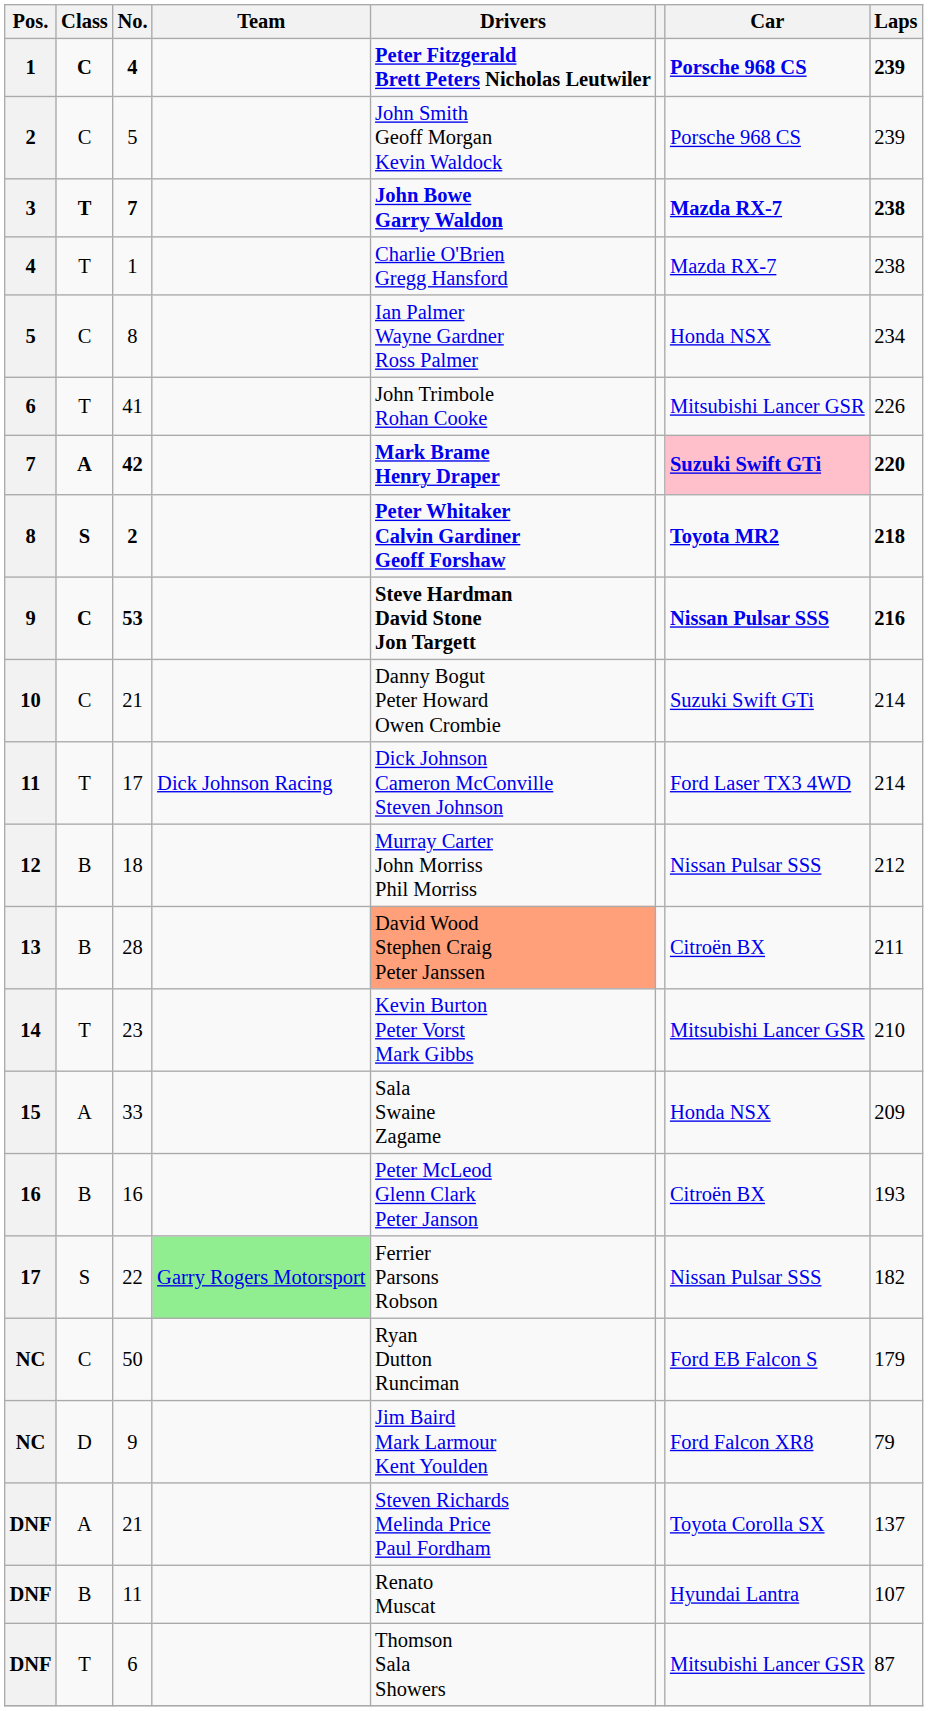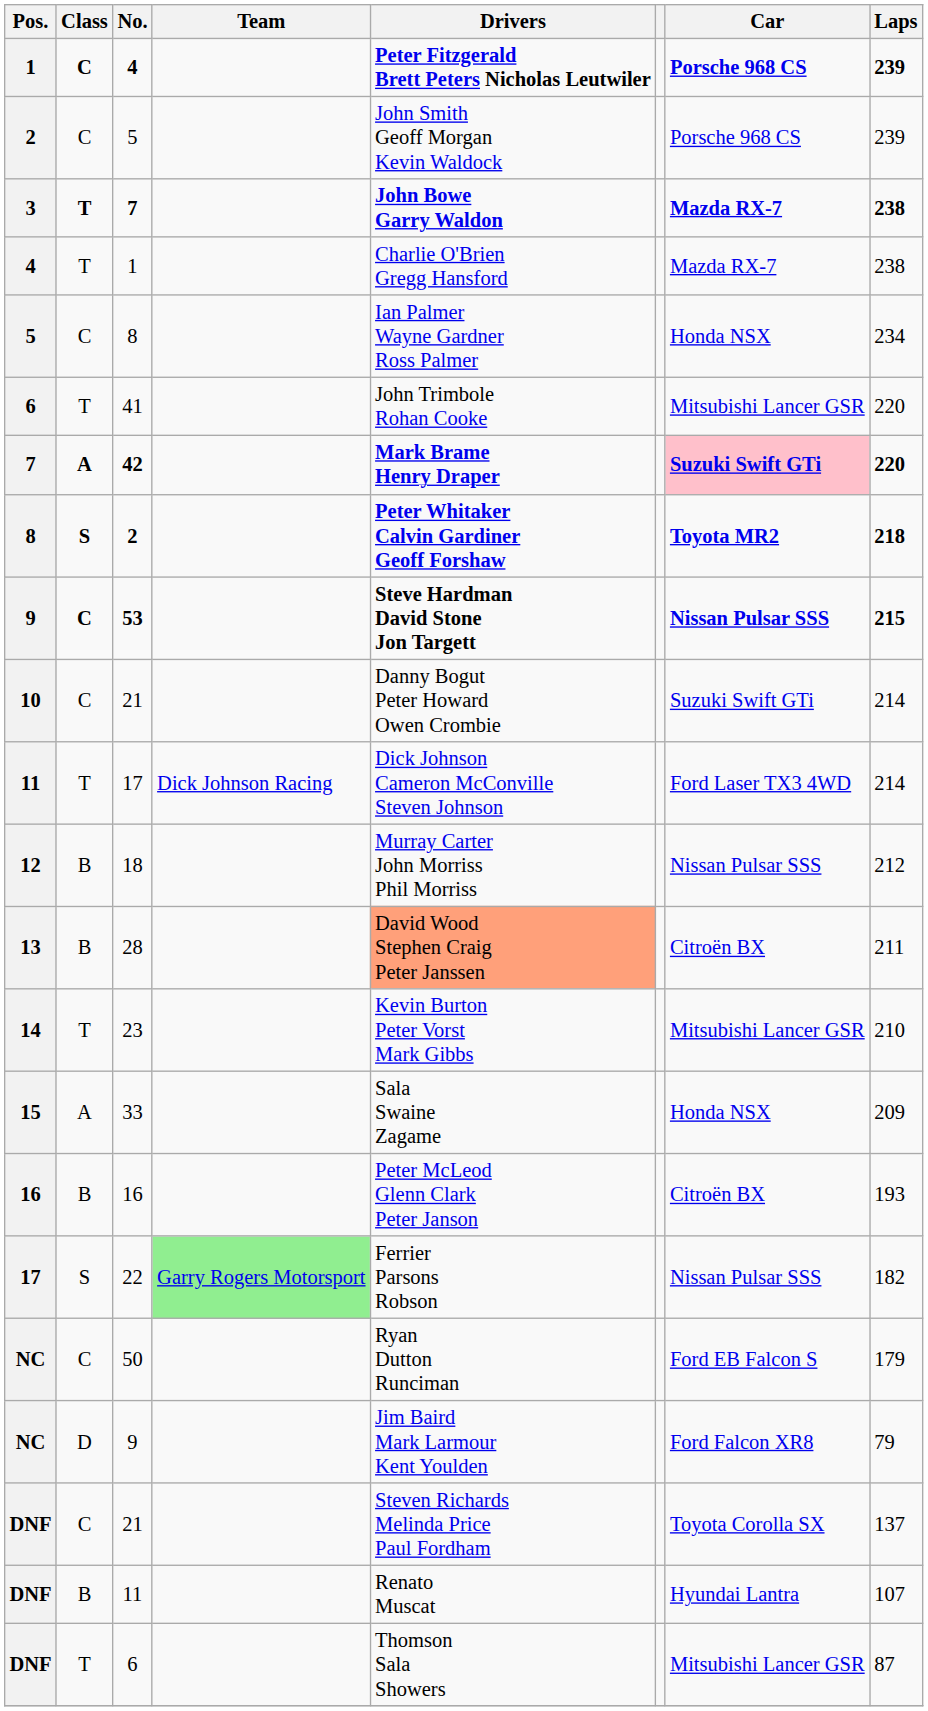(890, 406) 226 -> (890, 406) 220
(890, 617) 216 -> (890, 617) 215
(84, 1524) A -> (84, 1524) C
